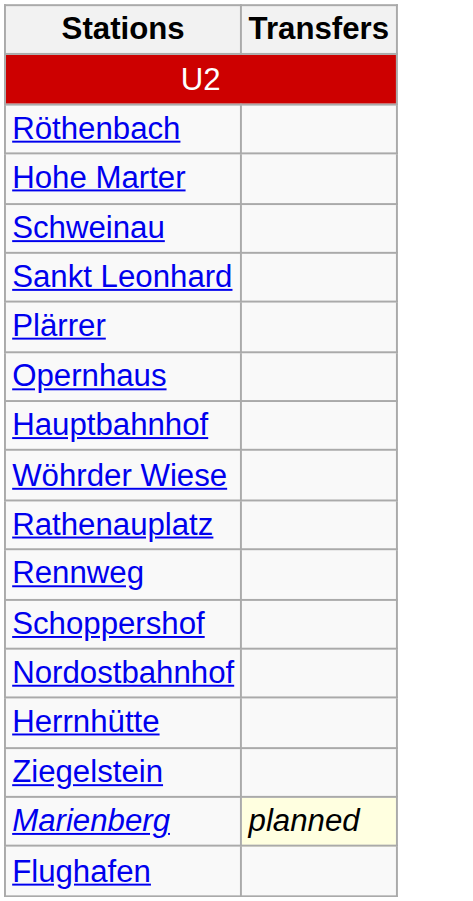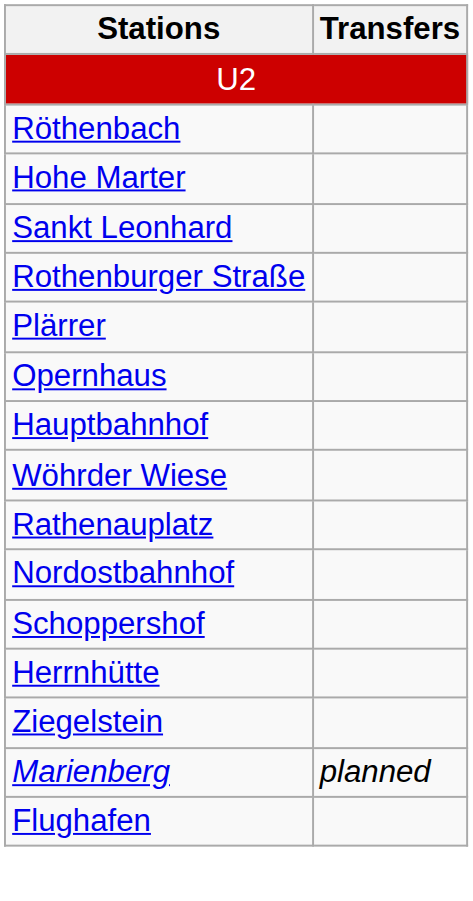- row: (88, 227)
+ row: (159, 276)
- row: (78, 573)
rows swapped: (108, 623) <-> (123, 672)
(304, 821) lightyellow background -> (375, 771) no background
